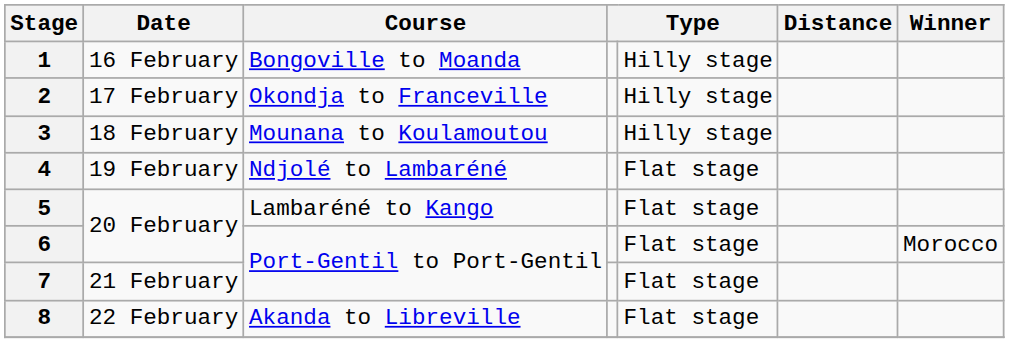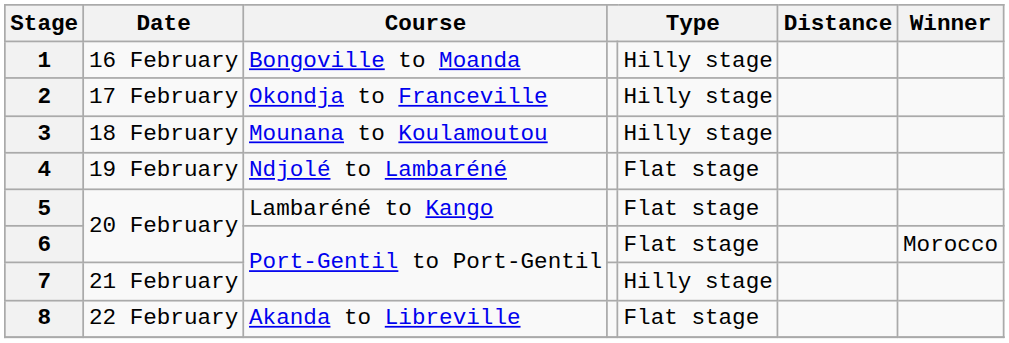(691, 281) Flat stage -> (698, 281) Hilly stage
